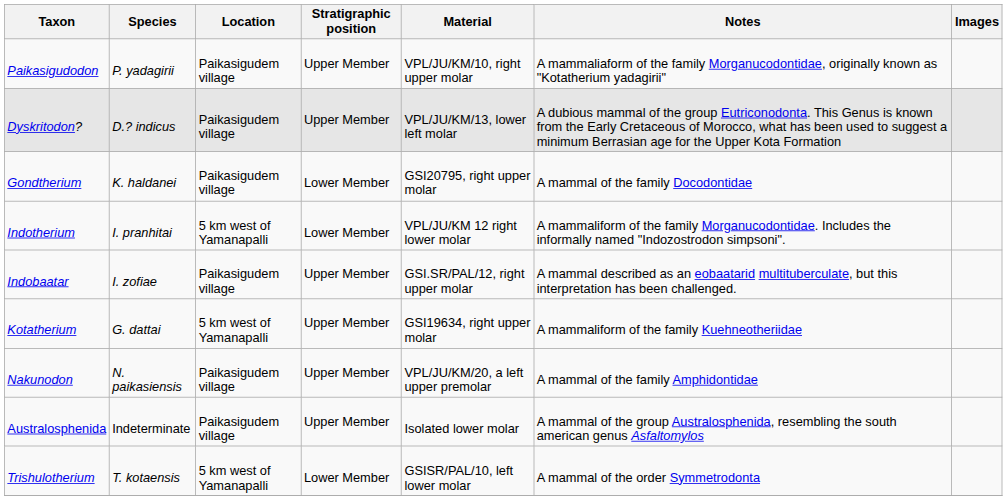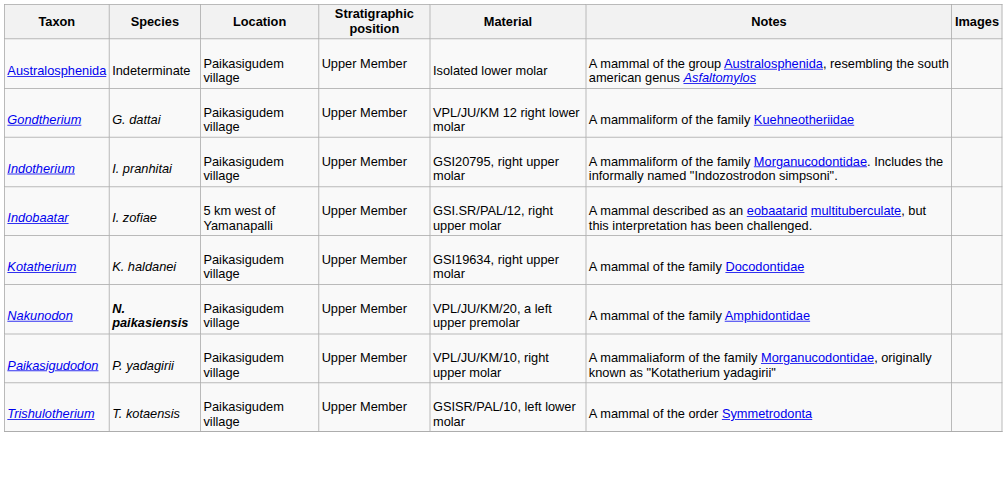rows swapped: (57, 429) <-> (53, 70)
- row: (45, 127)
(144, 183) K. haldanei -> (136, 120) G. dattai
(347, 183) Lower Member -> (364, 112) Upper Member
(467, 183) GSI20795, right upper molar -> (506, 120) VPL/JU/KM 12 right lower molar
(644, 183) A mammal of the family Docodontidae -> (722, 120) A mammaliform of the family Kuehneotheriidae
(235, 232) 5 km west of Yamanapalli -> (244, 169) Paikasigudem village
(347, 232) Lower Member -> (364, 161) Upper Member
(461, 232) VPL/JU/KM 12 right lower molar -> (496, 169) GSI20795, right upper molar
(239, 281) Paikasigudem village -> (239, 218) 5 km west of Yamanapalli
(136, 330) G. dattai -> (144, 267) K. haldanei
(235, 330) 5 km west of Yamanapalli -> (244, 267) Paikasigudem village
(669, 330) A mammaliform of the family Kuehneotheriidae -> (697, 267) A mammal of the family Docodontidae
(147, 379) normal -> (150, 316) bold
(235, 478) 5 km west of Yamanapalli -> (244, 414) Paikasigudem village
(347, 478) Lower Member -> (364, 407) Upper Member
